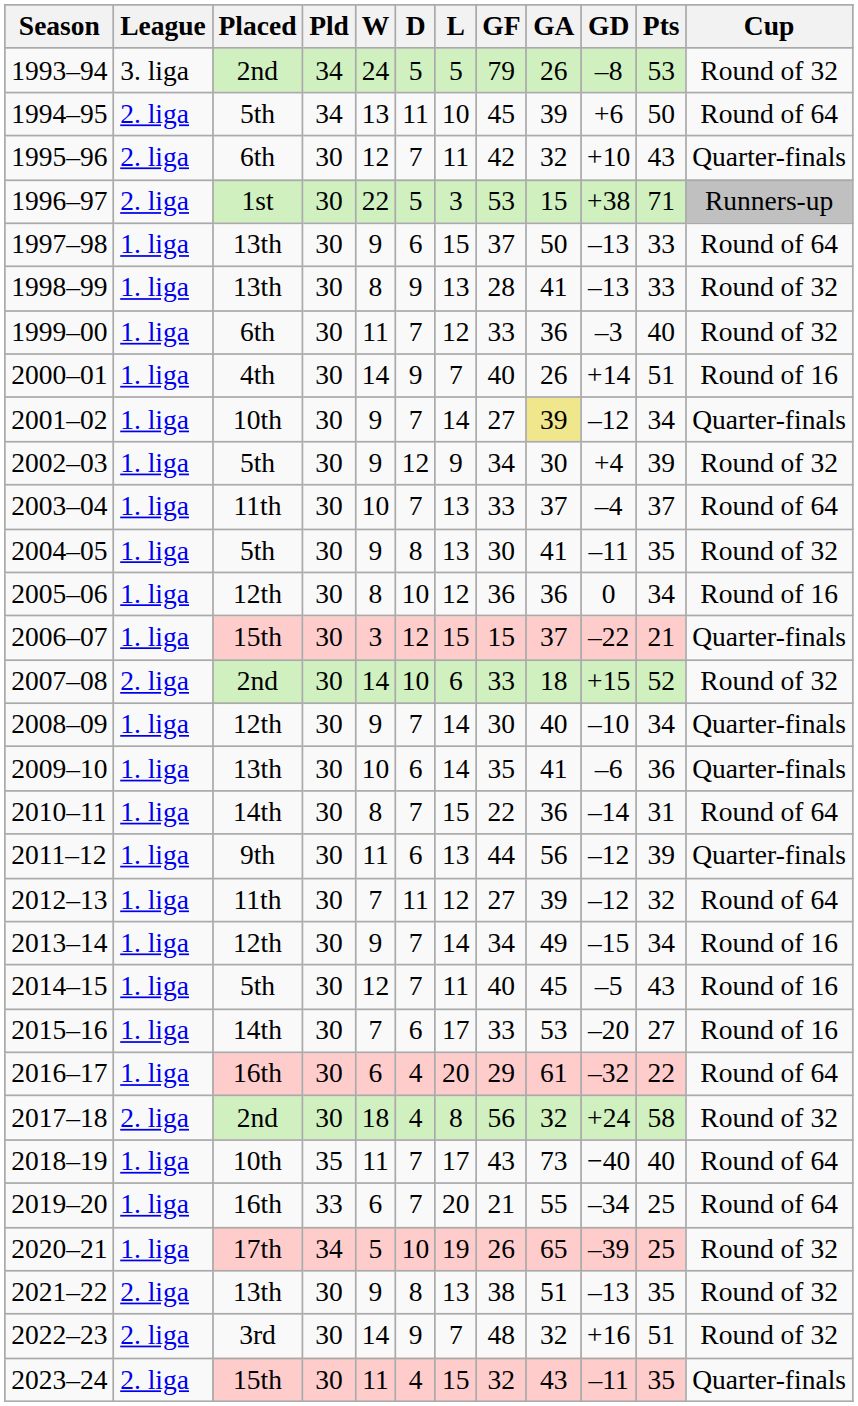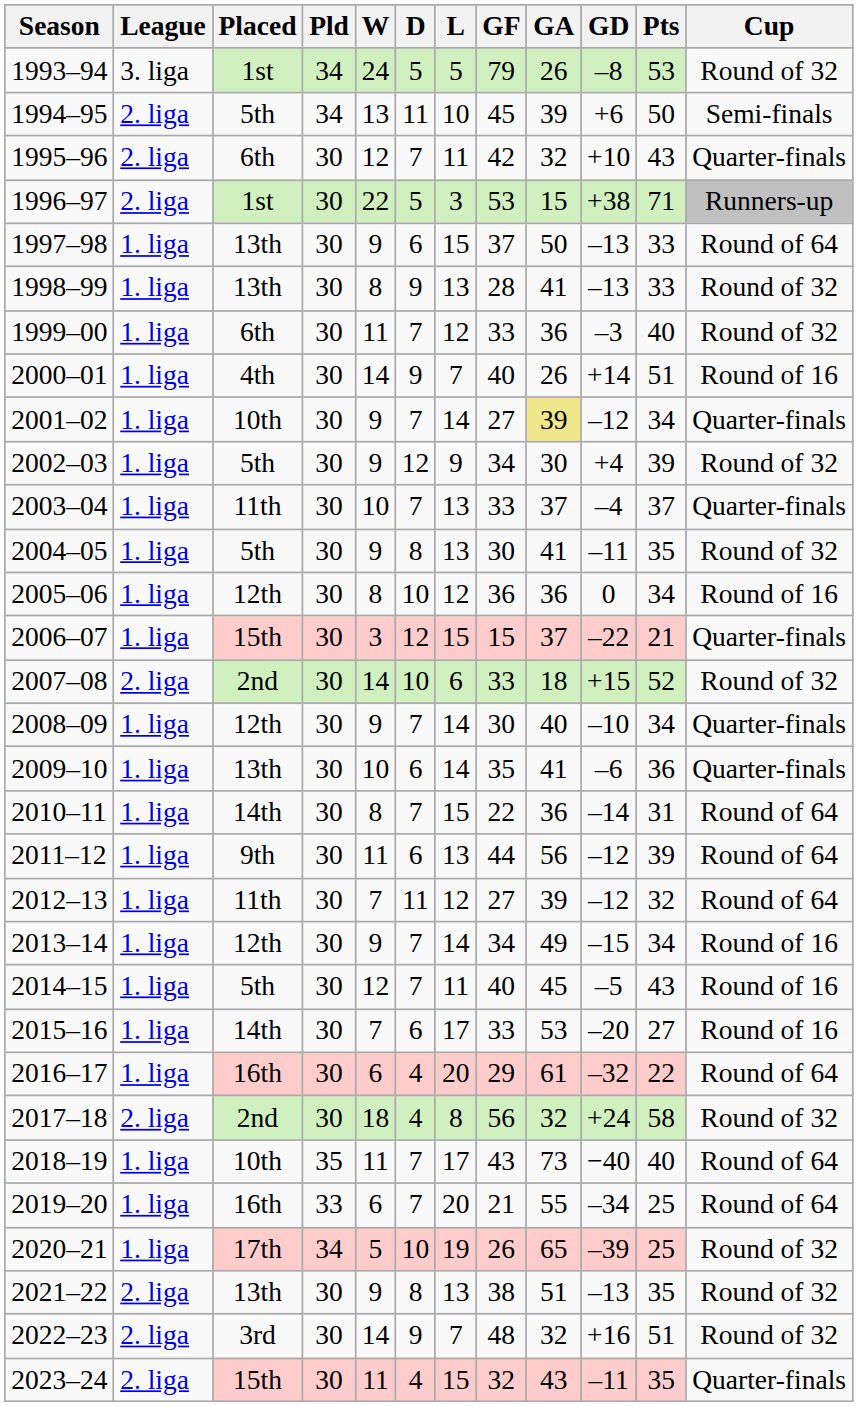(257, 69) 2nd -> (257, 69) 1st
(769, 113) Round of 64 -> (769, 113) Semi-finals
(769, 506) Round of 64 -> (769, 506) Quarter-finals
(769, 855) Quarter-finals -> (769, 855) Round of 64
